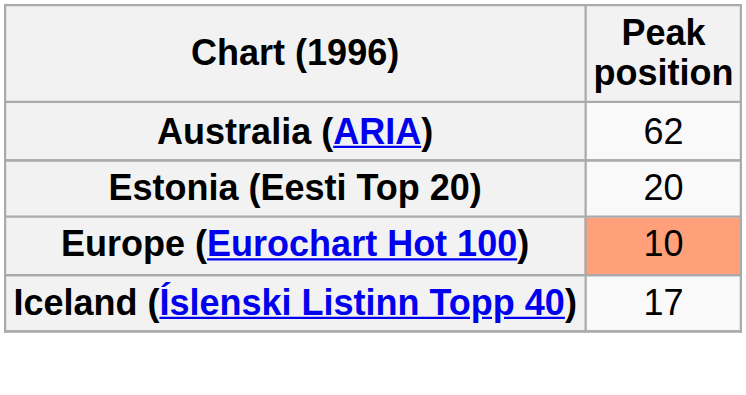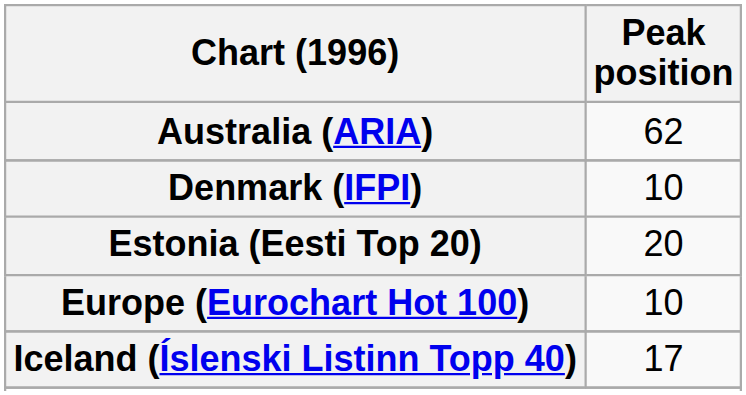+ row: (295, 187)
(663, 244) lightsalmon background -> (663, 301) no background
